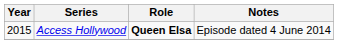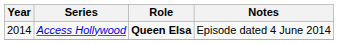(19, 30) 2015 -> (19, 30) 2014
